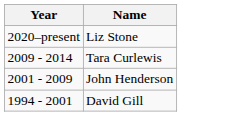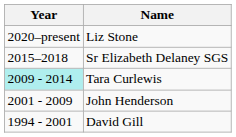+ row: (157, 57)
(40, 57) no background -> (40, 79) paleturquoise background
